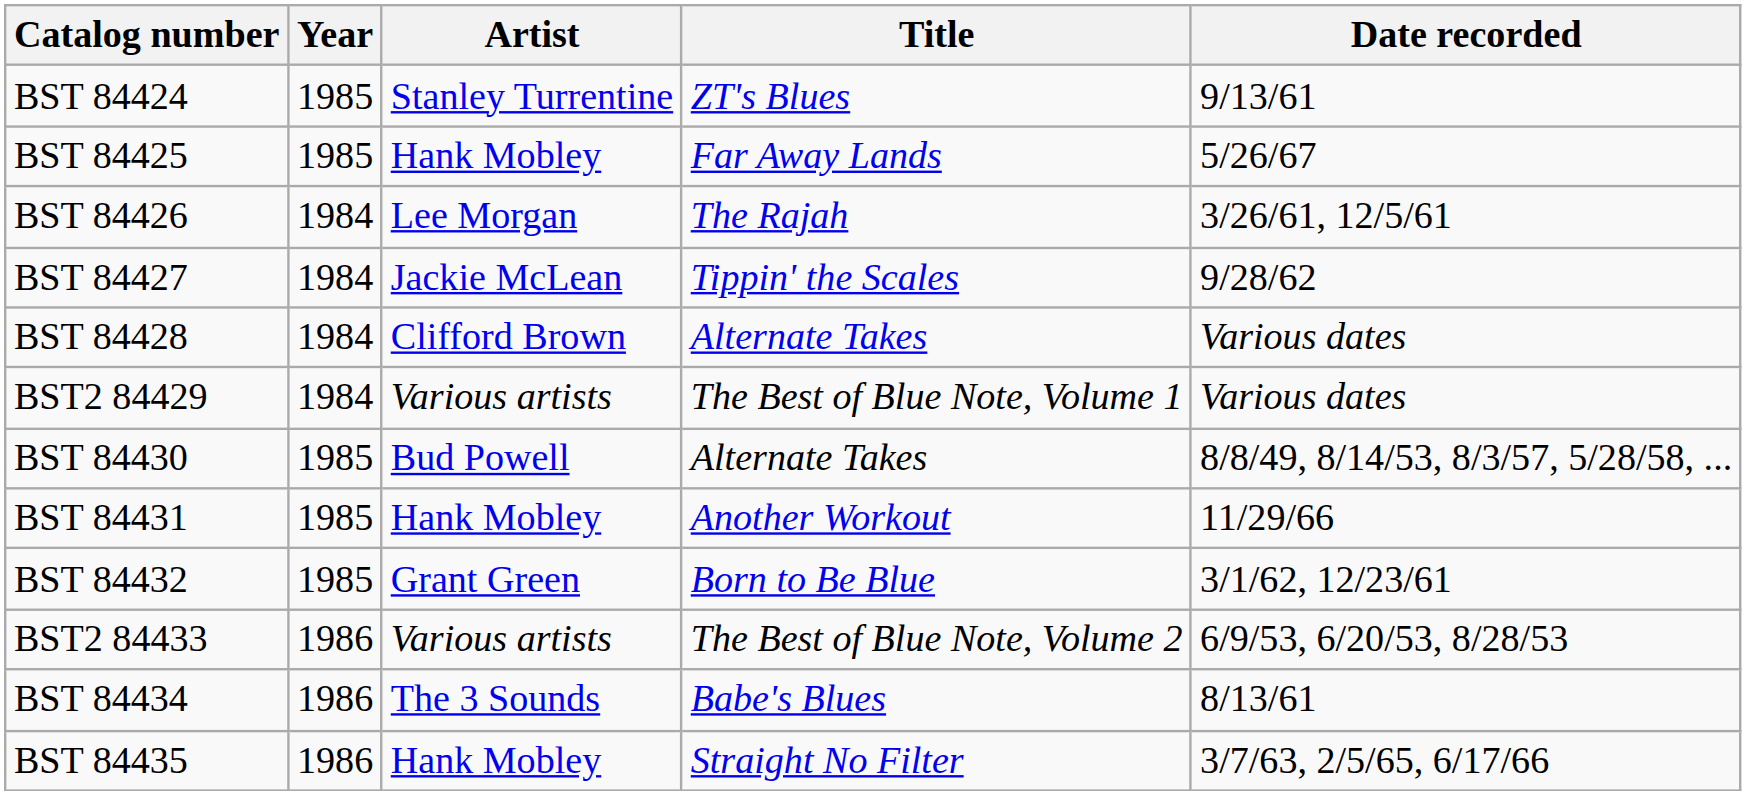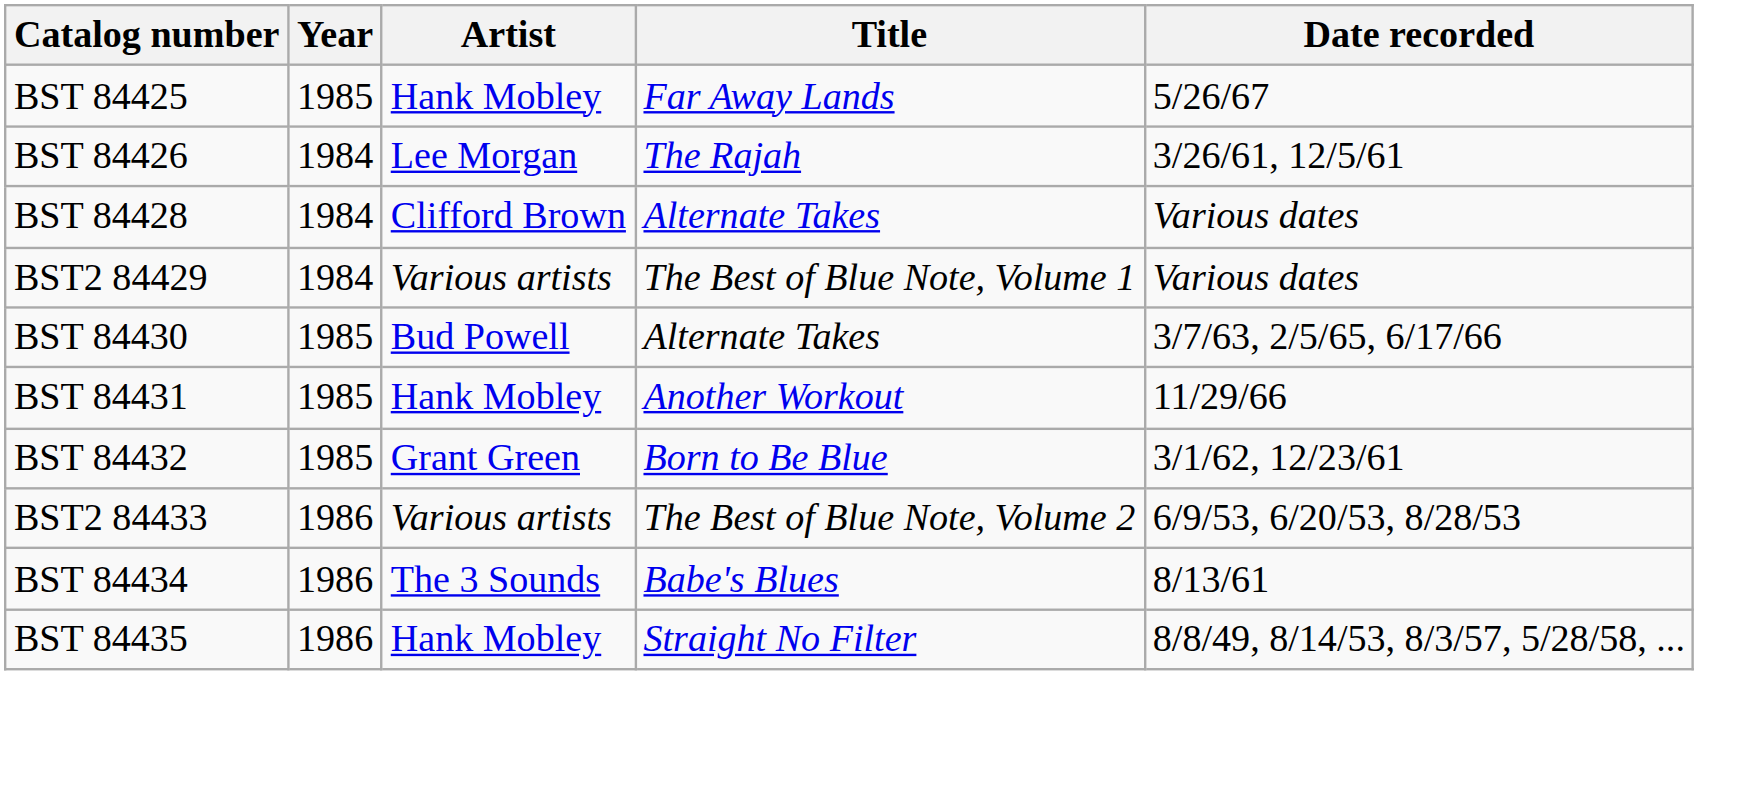- row: (101, 95)
- row: (101, 276)
(1466, 457) 8/8/49, 8/14/53, 8/3/57, 5/28/58, ... -> (1327, 336) 3/7/63, 2/5/65, 6/17/66
(1375, 759) 3/7/63, 2/5/65, 6/17/66 -> (1419, 638) 8/8/49, 8/14/53, 8/3/57, 5/28/58, ...
